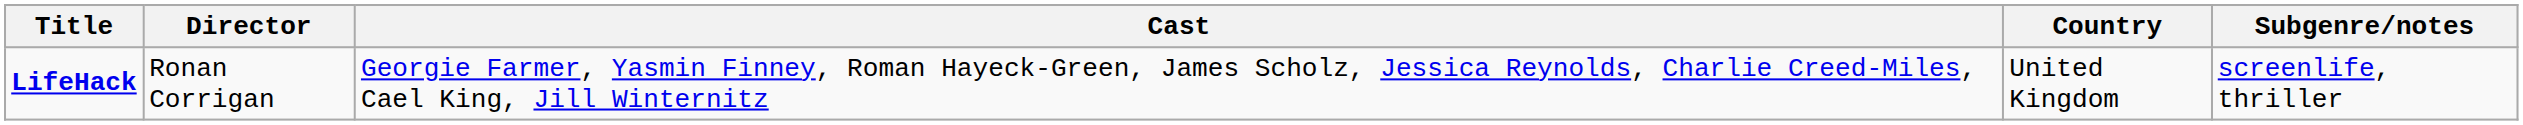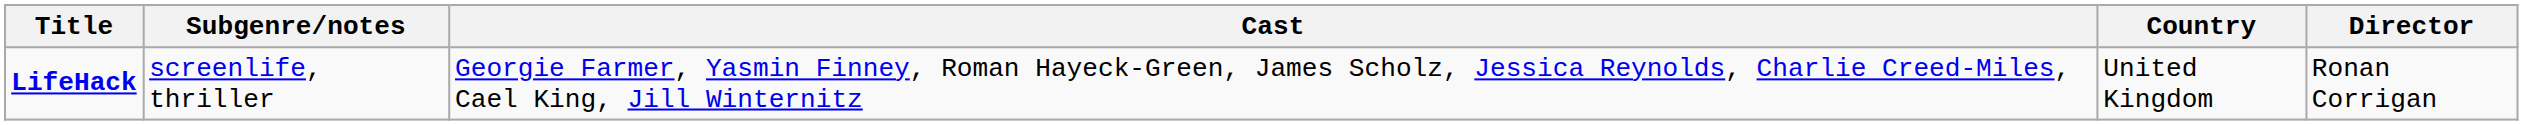columns swapped: (249, 26) <-> (2365, 26)
